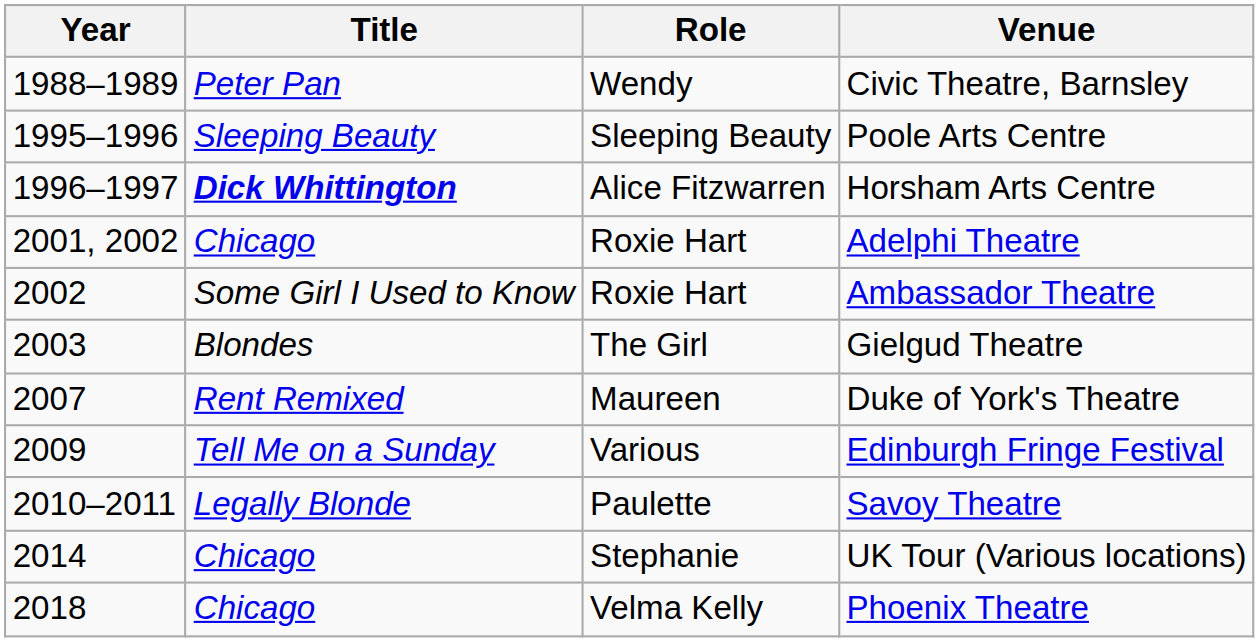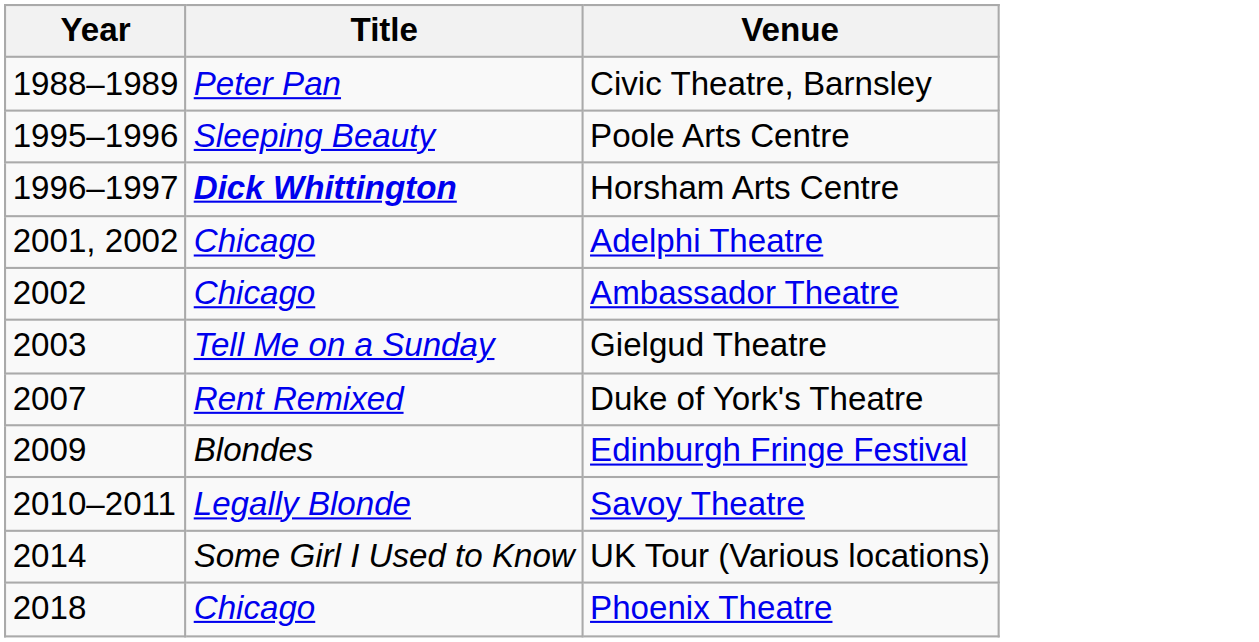- column: (711, 30)
(384, 293) Some Girl I Used to Know -> (254, 293) Chicago
(254, 345) Blondes -> (344, 345) Tell Me on a Sunday
(344, 450) Tell Me on a Sunday -> (254, 450) Blondes
(254, 556) Chicago -> (384, 556) Some Girl I Used to Know
